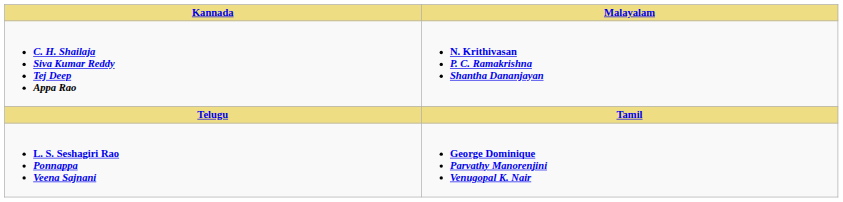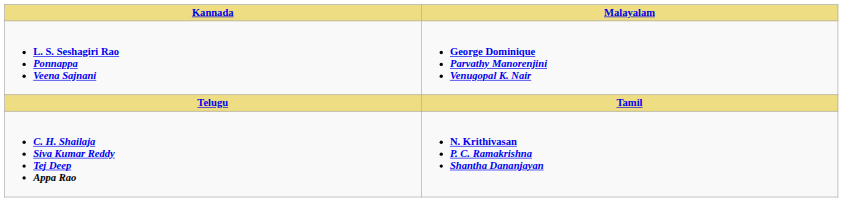rows swapped: (213, 166) <-> (213, 70)
